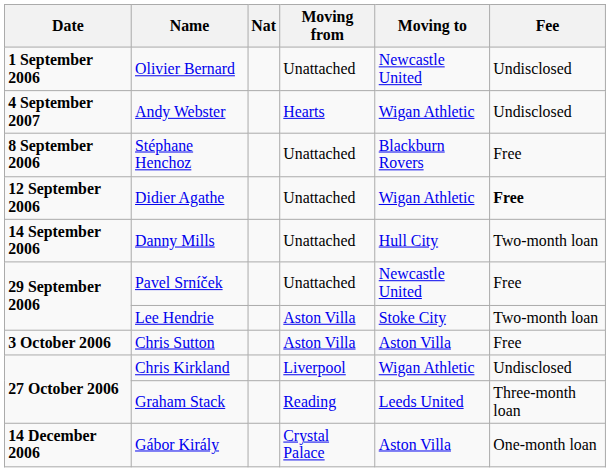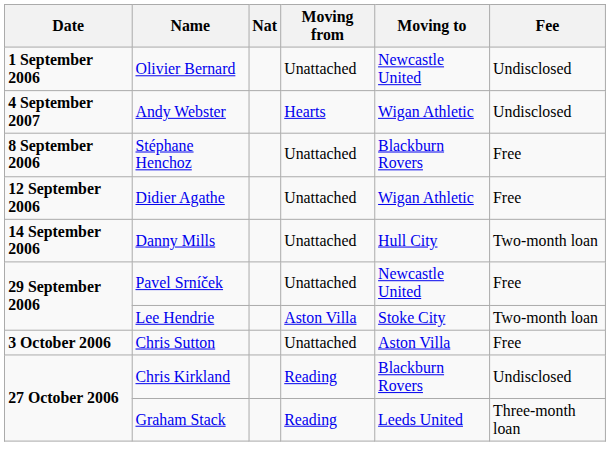(509, 197) bold -> (507, 197) normal
(319, 342) Aston Villa -> (320, 342) Unattached
(315, 367) Liverpool -> (311, 376) Reading
(427, 367) Wigan Athletic -> (411, 376) Blackburn Rovers
- row: (177, 444)
